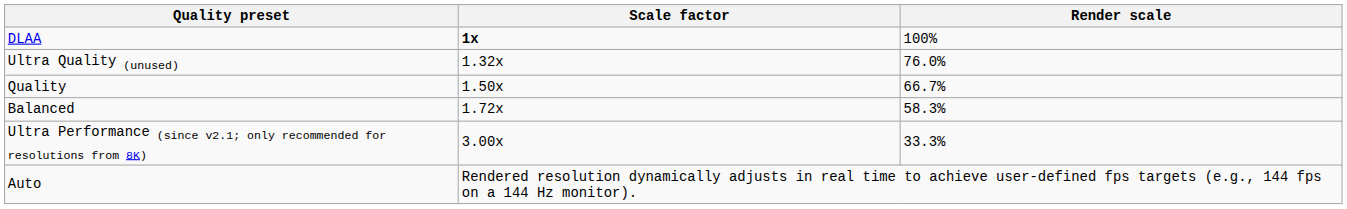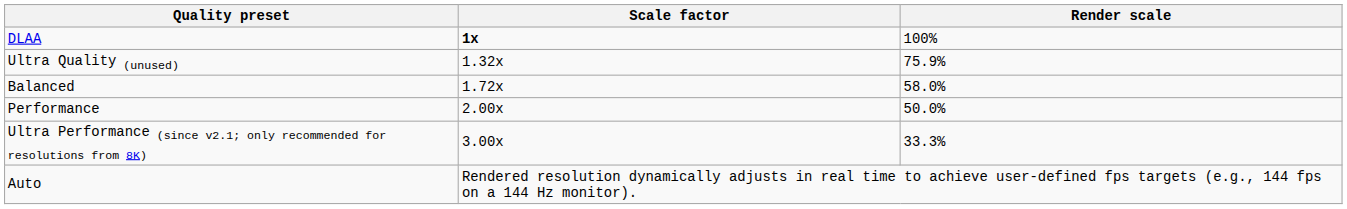(924, 63) 76.0% -> (924, 63) 75.9%
- row: (37, 87)
(924, 109) 58.3% -> (924, 87) 58.0%
+ row: (54, 109)
